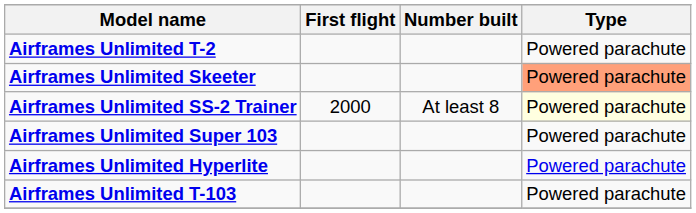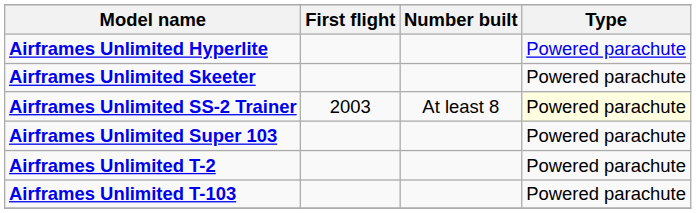rows swapped: (138, 165) <-> (112, 49)
(606, 78) lightsalmon background -> (606, 78) no background
(350, 107) 2000 -> (350, 107) 2003
